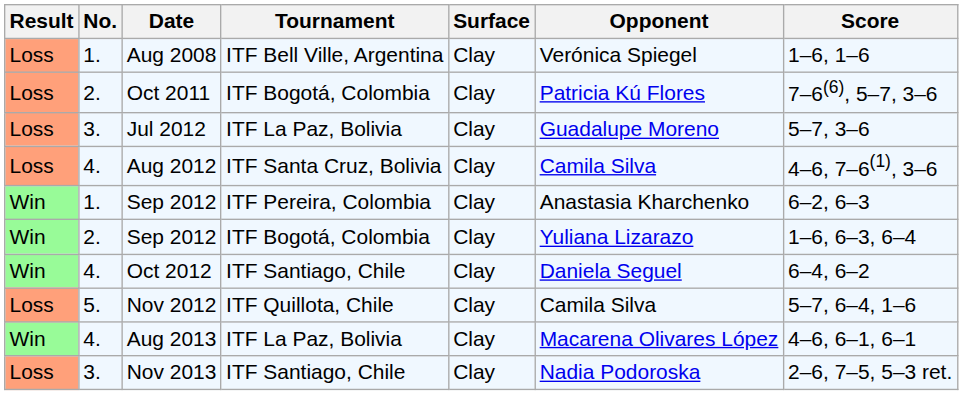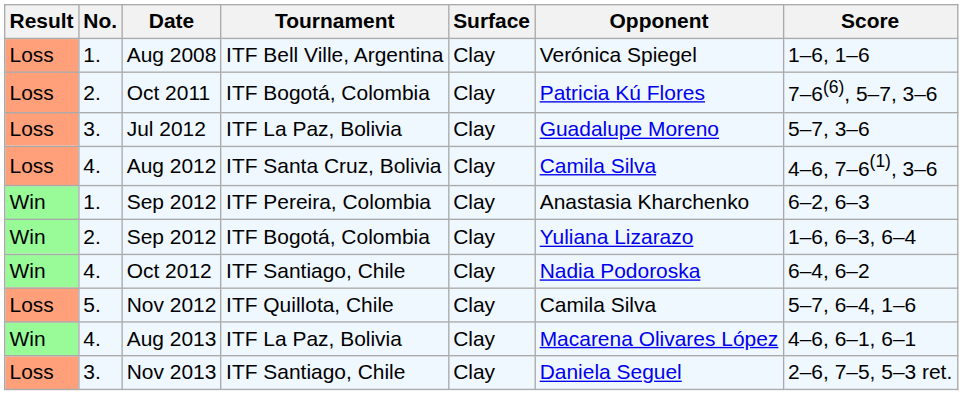(611, 270) Daniela Seguel -> (620, 270) Nadia Podoroska
(620, 372) Nadia Podoroska -> (611, 372) Daniela Seguel
